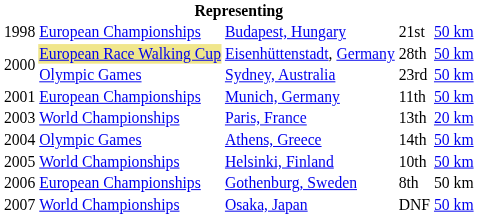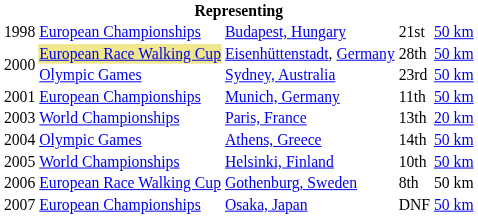(120, 183) European Championships -> (130, 183) European Race Walking Cup
(109, 204) World Championships -> (120, 204) European Championships
